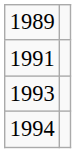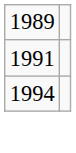- row: (32, 93)
